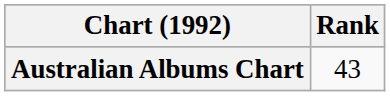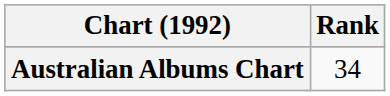(348, 68) 43 -> (348, 68) 34
